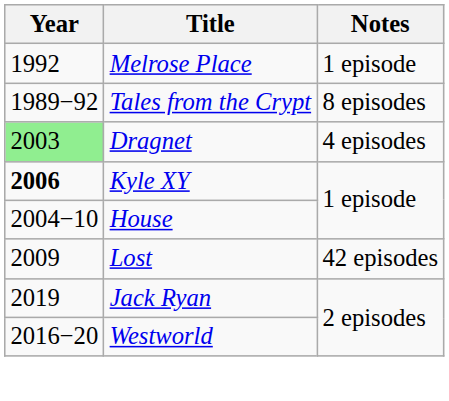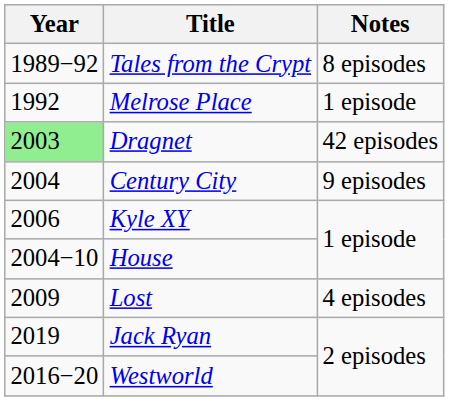rows swapped: (181, 63) <-> (210, 102)
(374, 141) 4 episodes -> (380, 141) 42 episodes
+ row: (173, 180)
(35, 180) bold -> (35, 219) normal
(380, 258) 42 episodes -> (374, 297) 4 episodes
